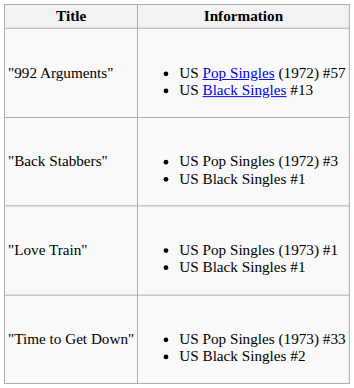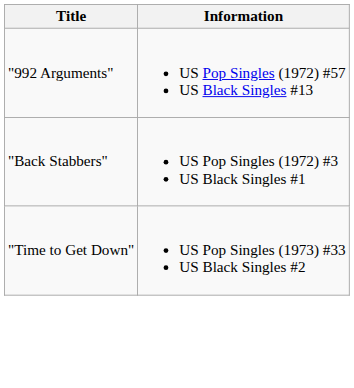- row: (48, 250)
